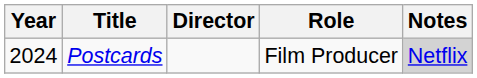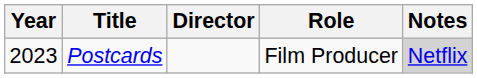(33, 55) 2024 -> (33, 55) 2023
